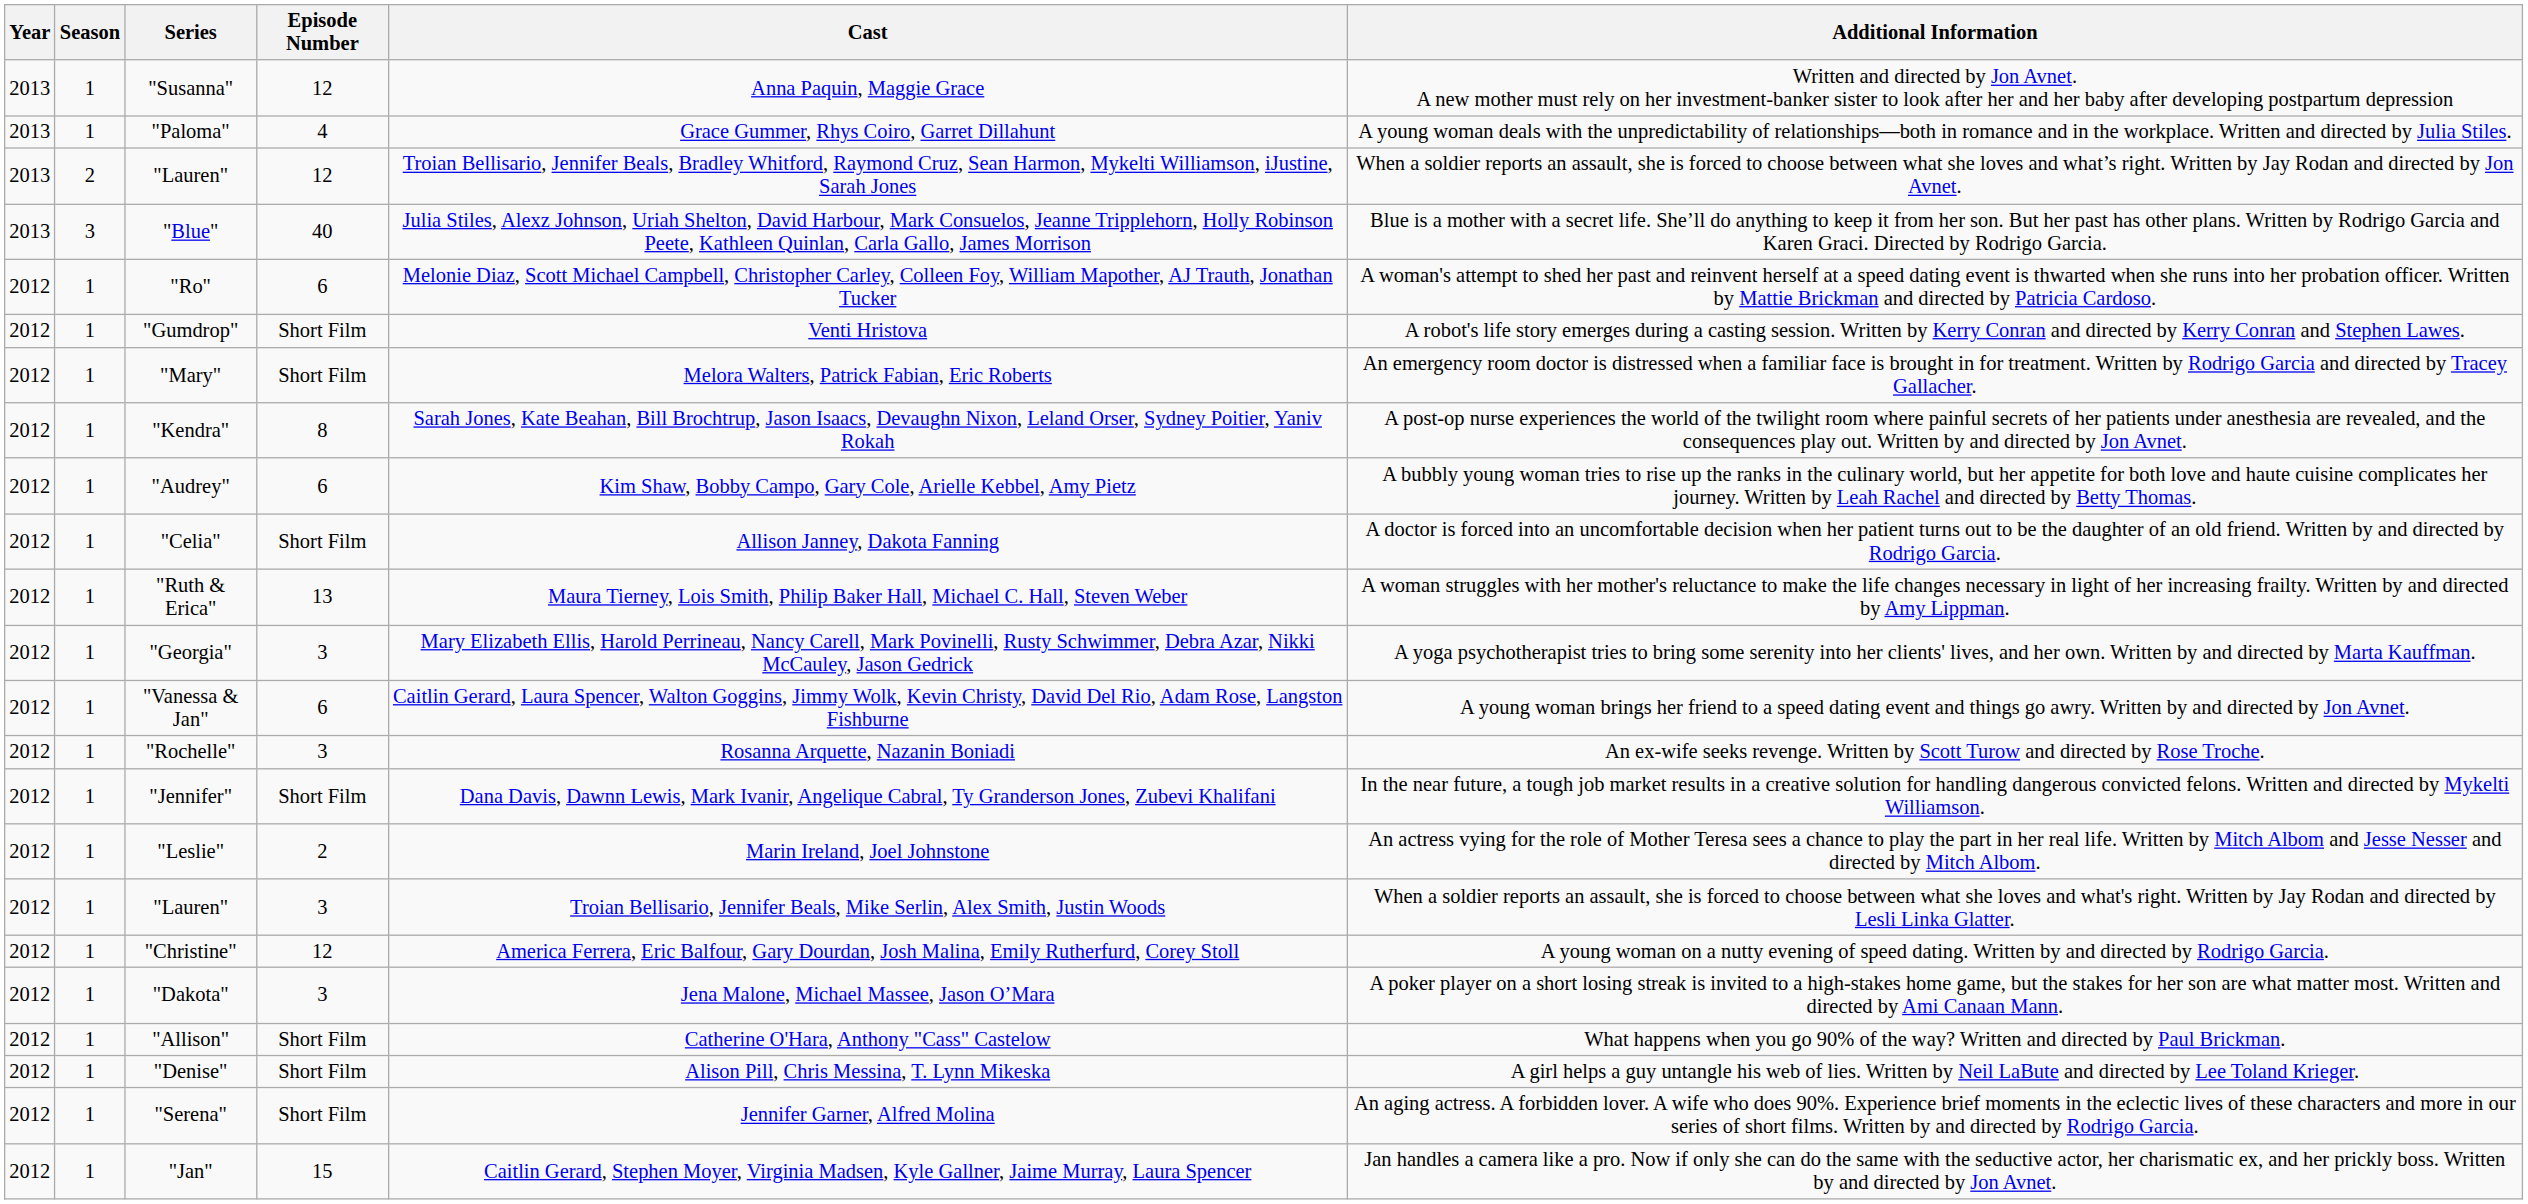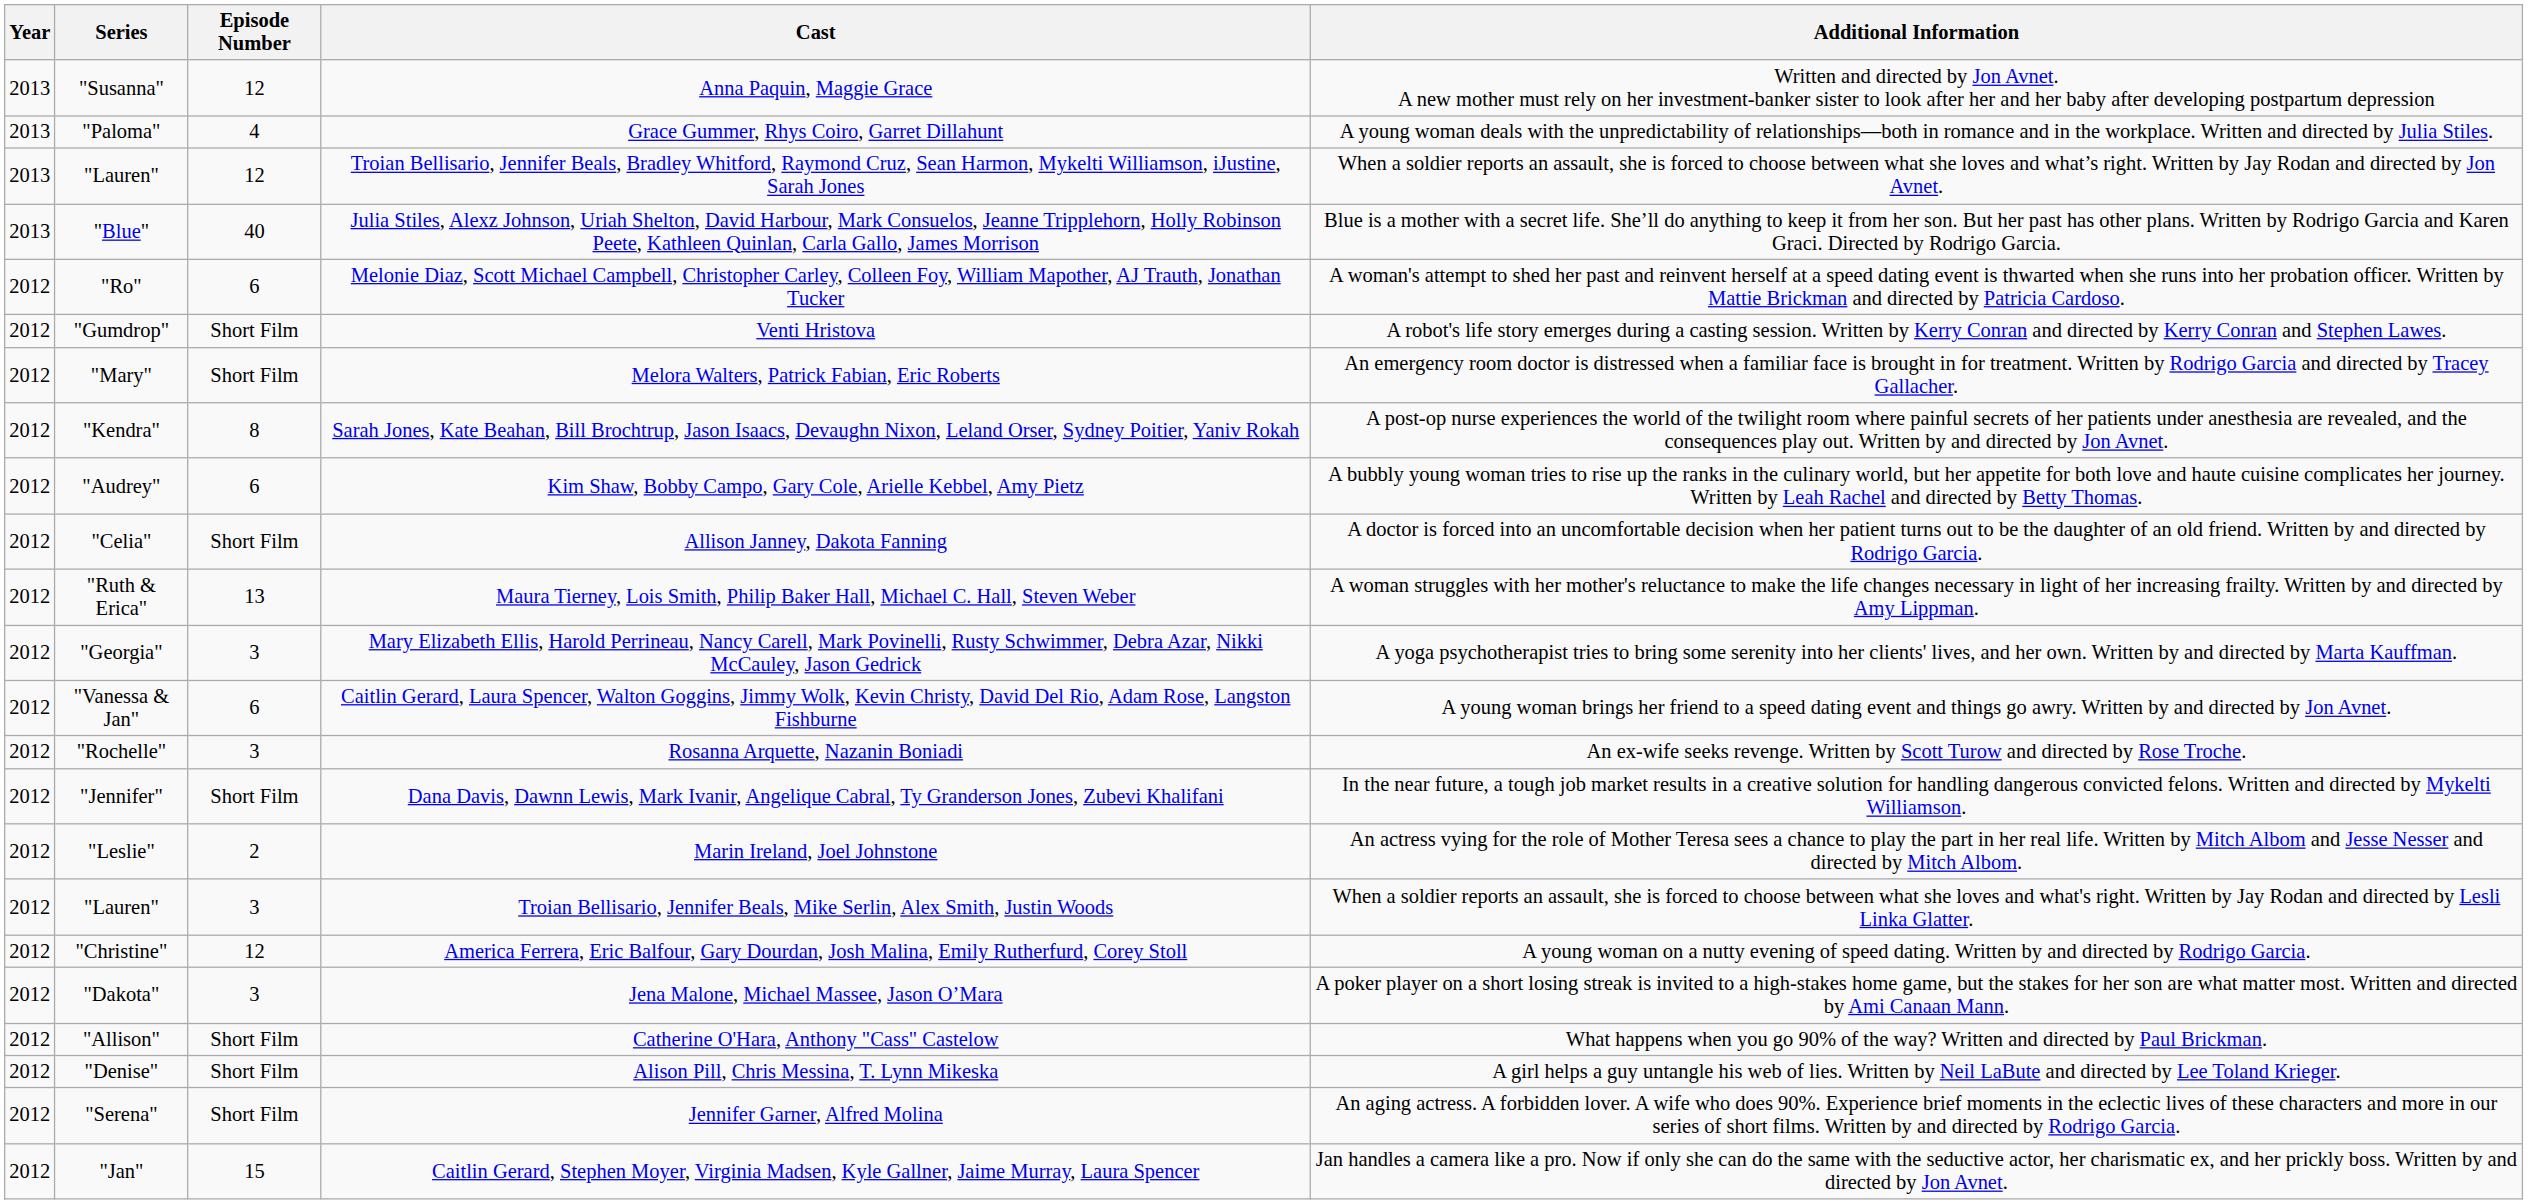- column: (90, 32)
